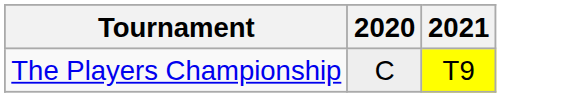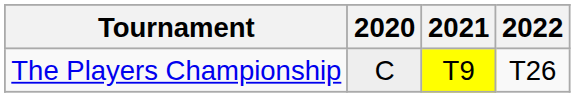+ column: (533, 27)
